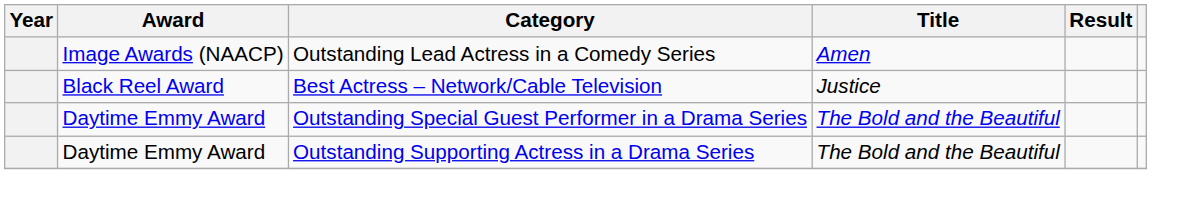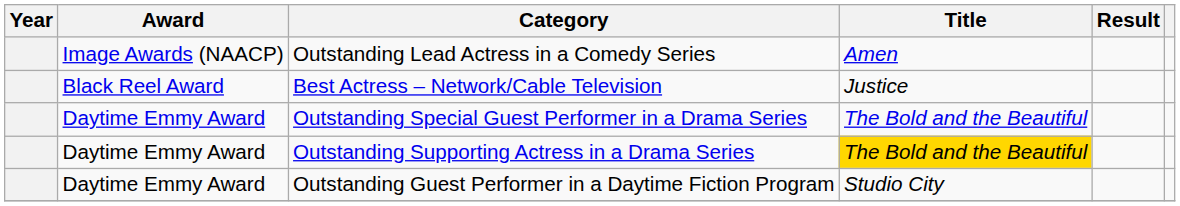(938, 151) no background -> (966, 151) gold background
+ row: (564, 184)
